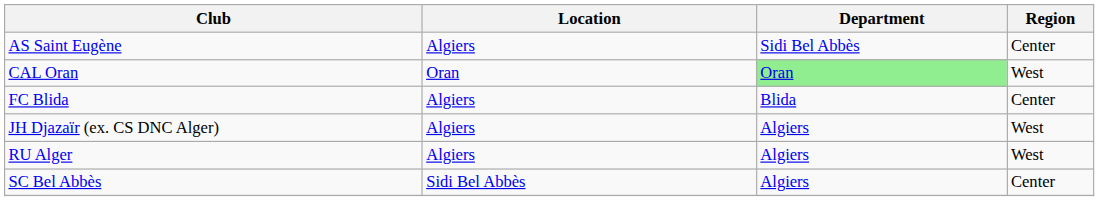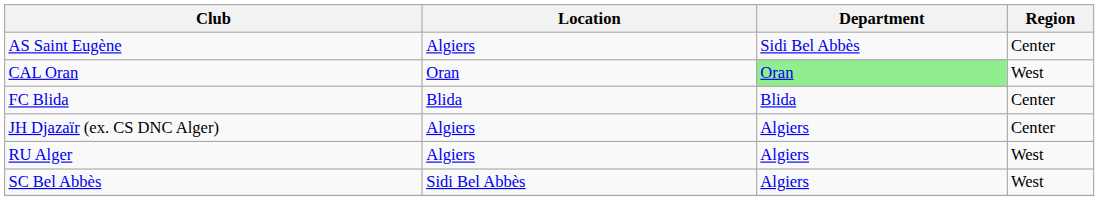(451, 100) Algiers -> (444, 100) Blida
(1027, 127) West -> (1033, 127) Center
(1033, 182) Center -> (1027, 182) West
